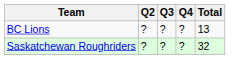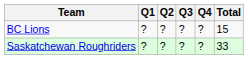+ column: (148, 12)
(204, 29) 13 -> (222, 29) 15
(204, 46) 32 -> (222, 46) 33
